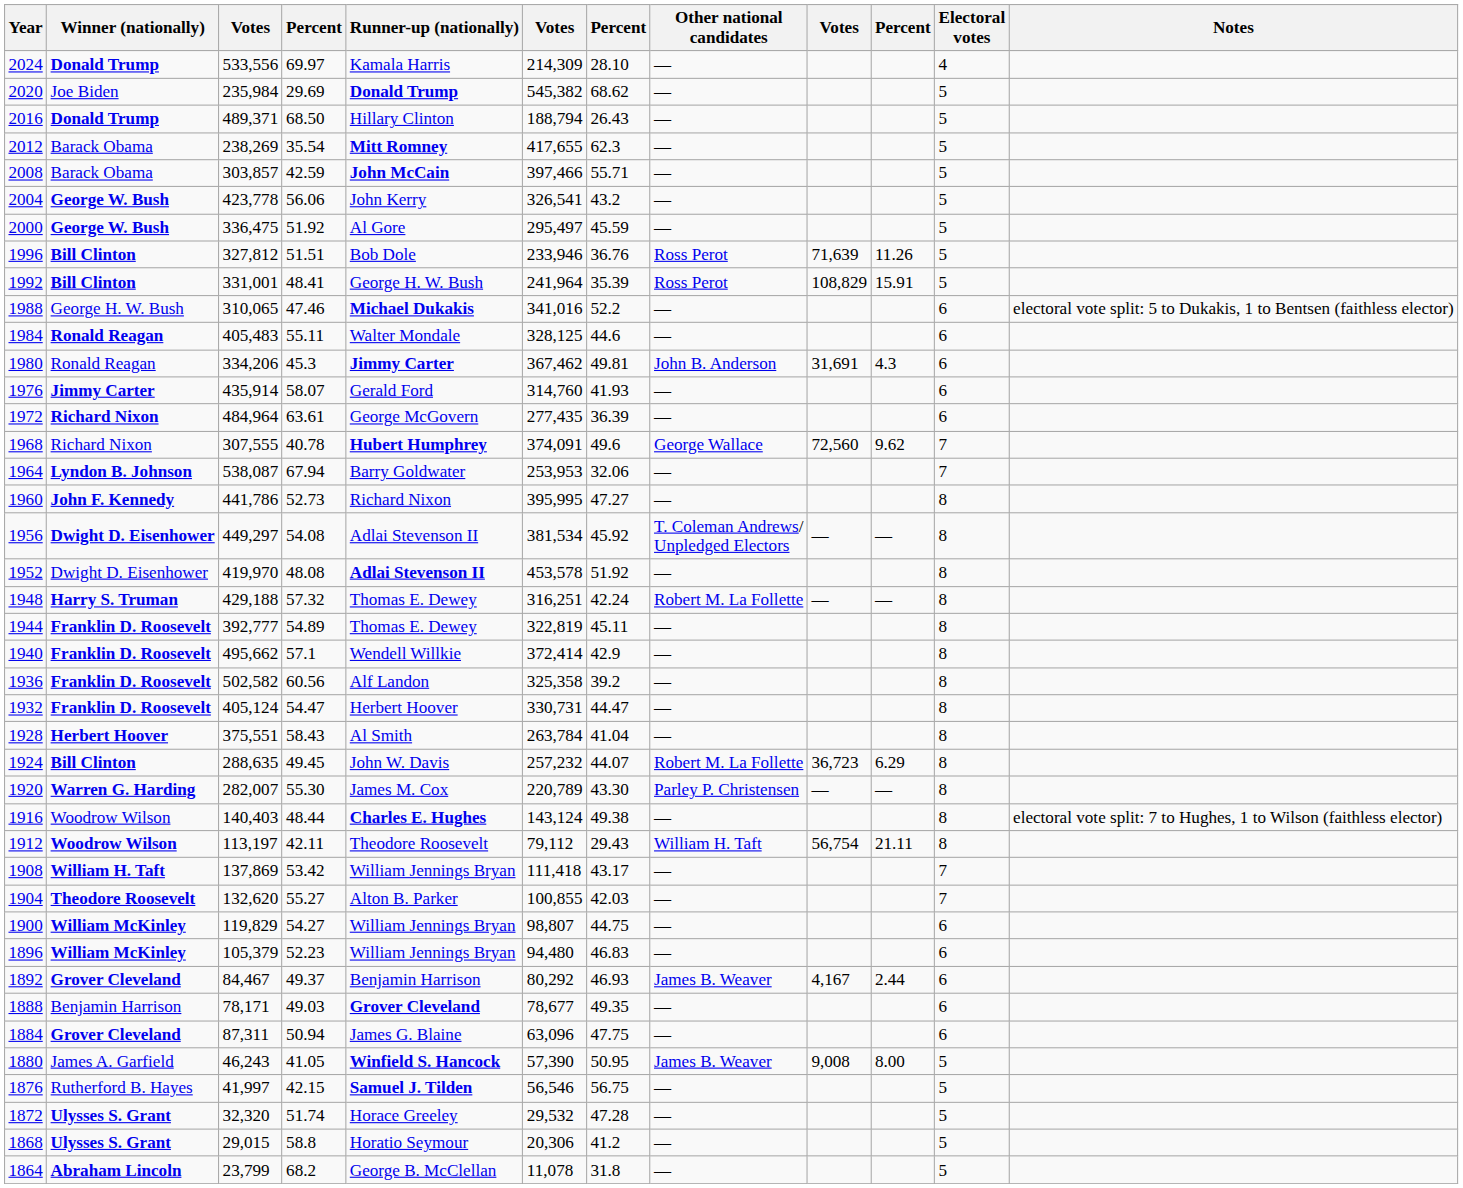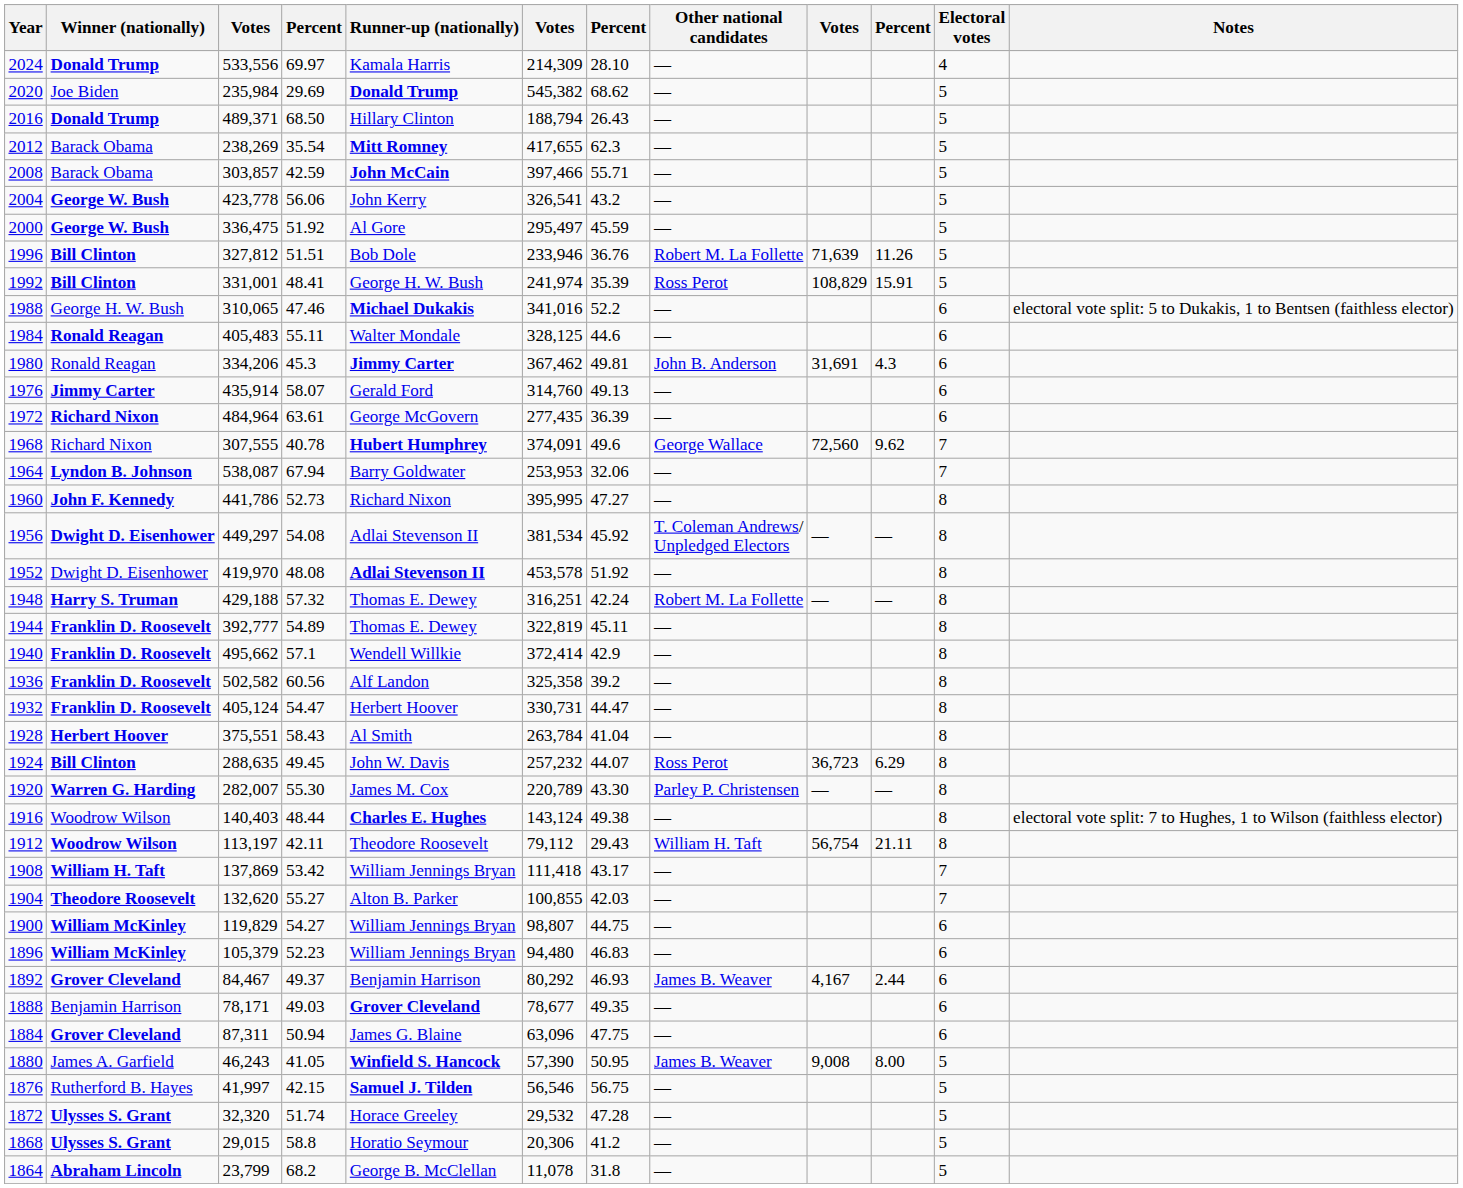(691, 254) Ross Perot -> (729, 254) Robert M. La Follette
(555, 281) 241,964 -> (555, 281) 241,974
(610, 390) 41.93 -> (610, 390) 49.13
(729, 762) Robert M. La Follette -> (691, 762) Ross Perot
